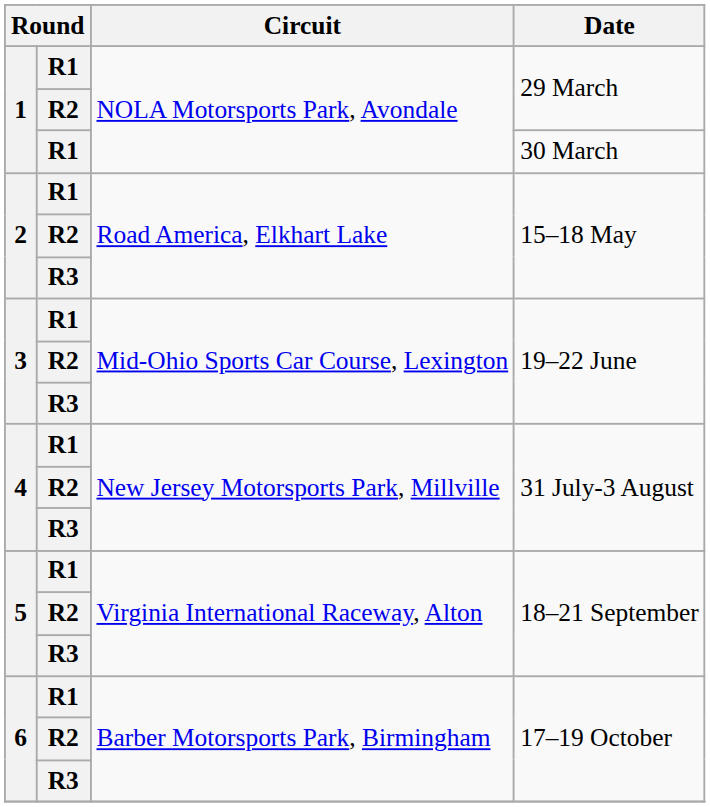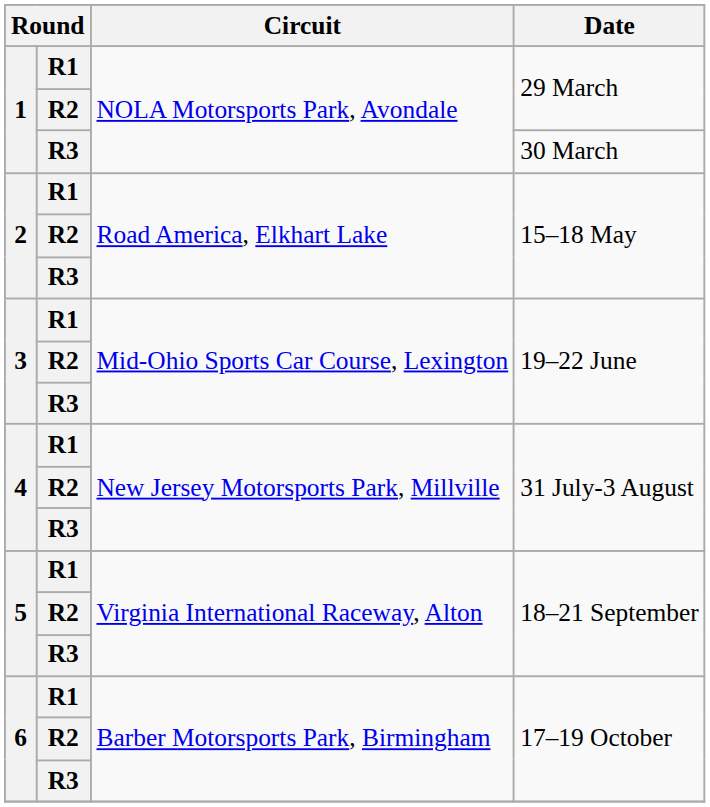(63, 150) R1 -> (63, 150) R3
